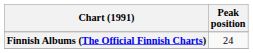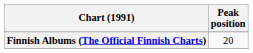(228, 40) 24 -> (228, 40) 20
